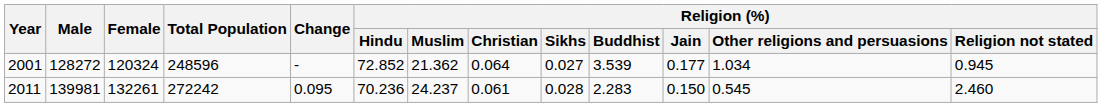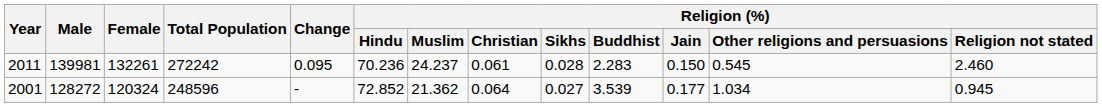rows swapped: (25, 65) <-> (25, 89)
